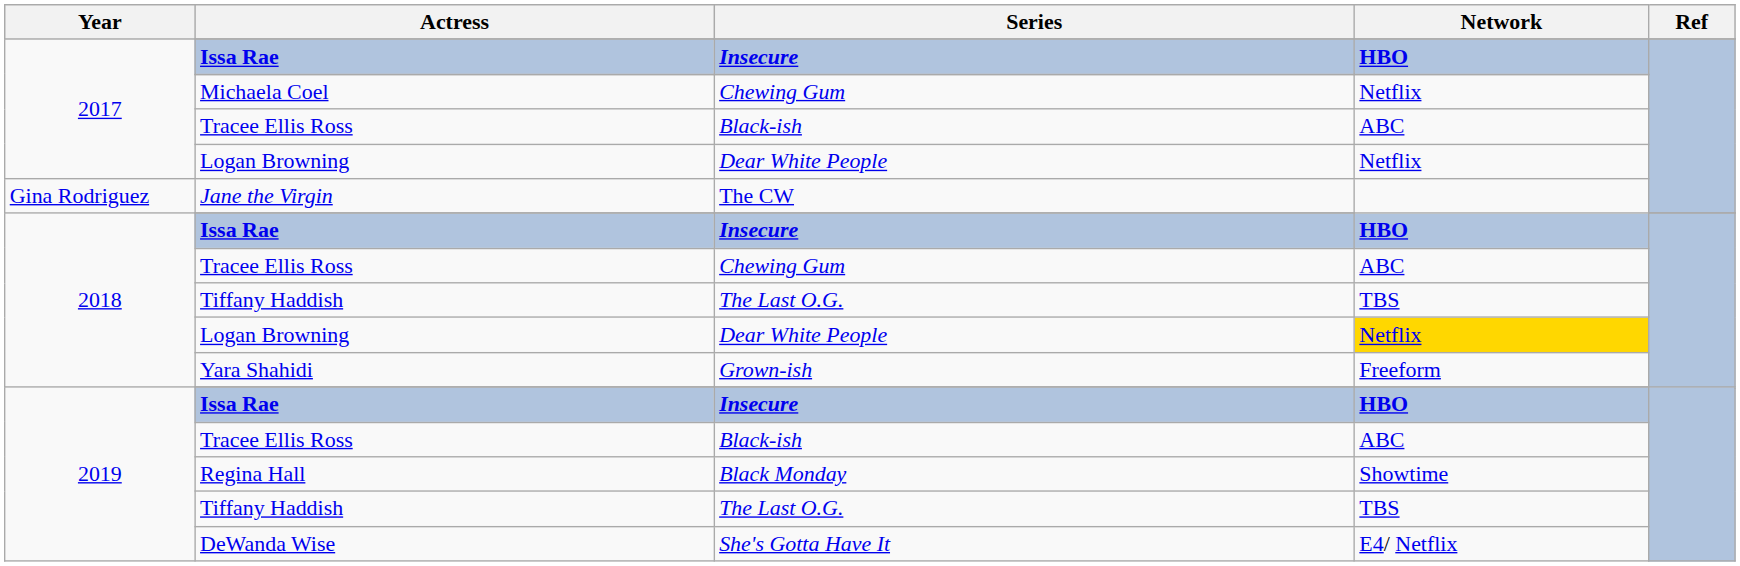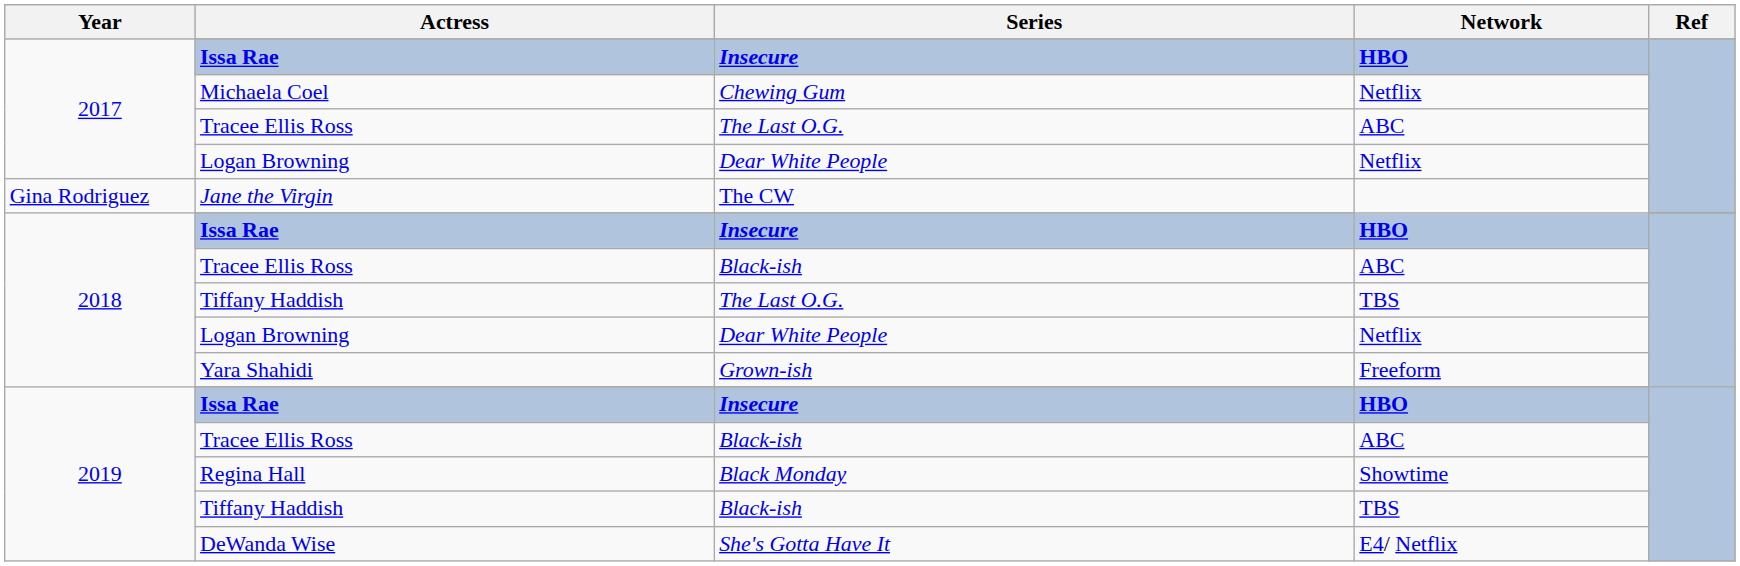(761, 126) Black-ish -> (781, 126) The Last O.G.
(782, 265) Chewing Gum -> (761, 265) Black-ish
(1390, 334) gold background -> (1390, 334) no background
(781, 508) The Last O.G. -> (761, 508) Black-ish
